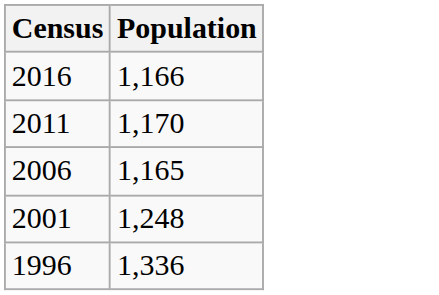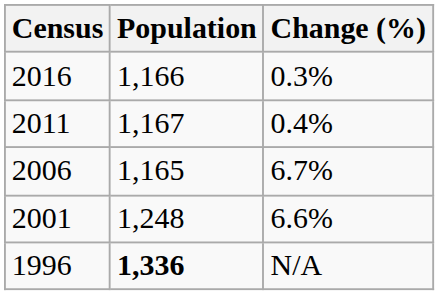+ column: (348, 28)
(151, 123) 1,170 -> (151, 123) 1,167
(151, 265) normal -> (151, 265) bold
